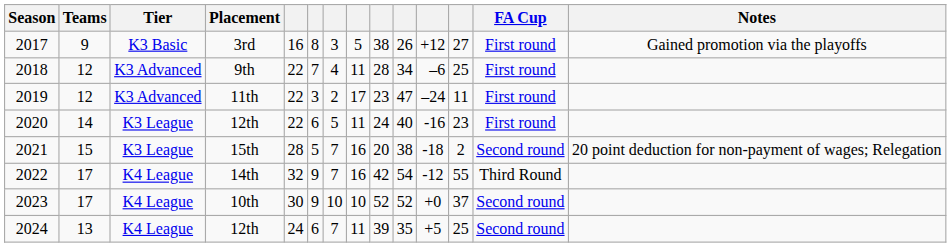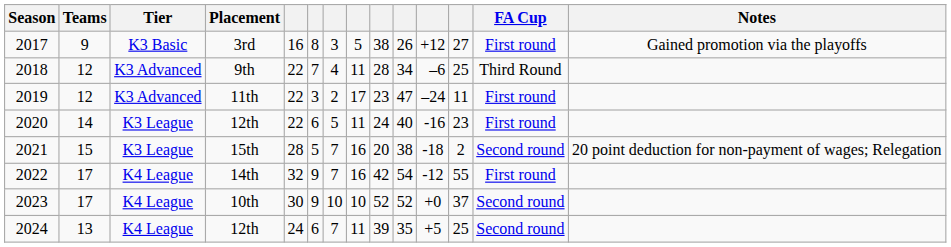(520, 70) First round -> (520, 70) Third Round
(520, 176) Third Round -> (520, 176) First round
